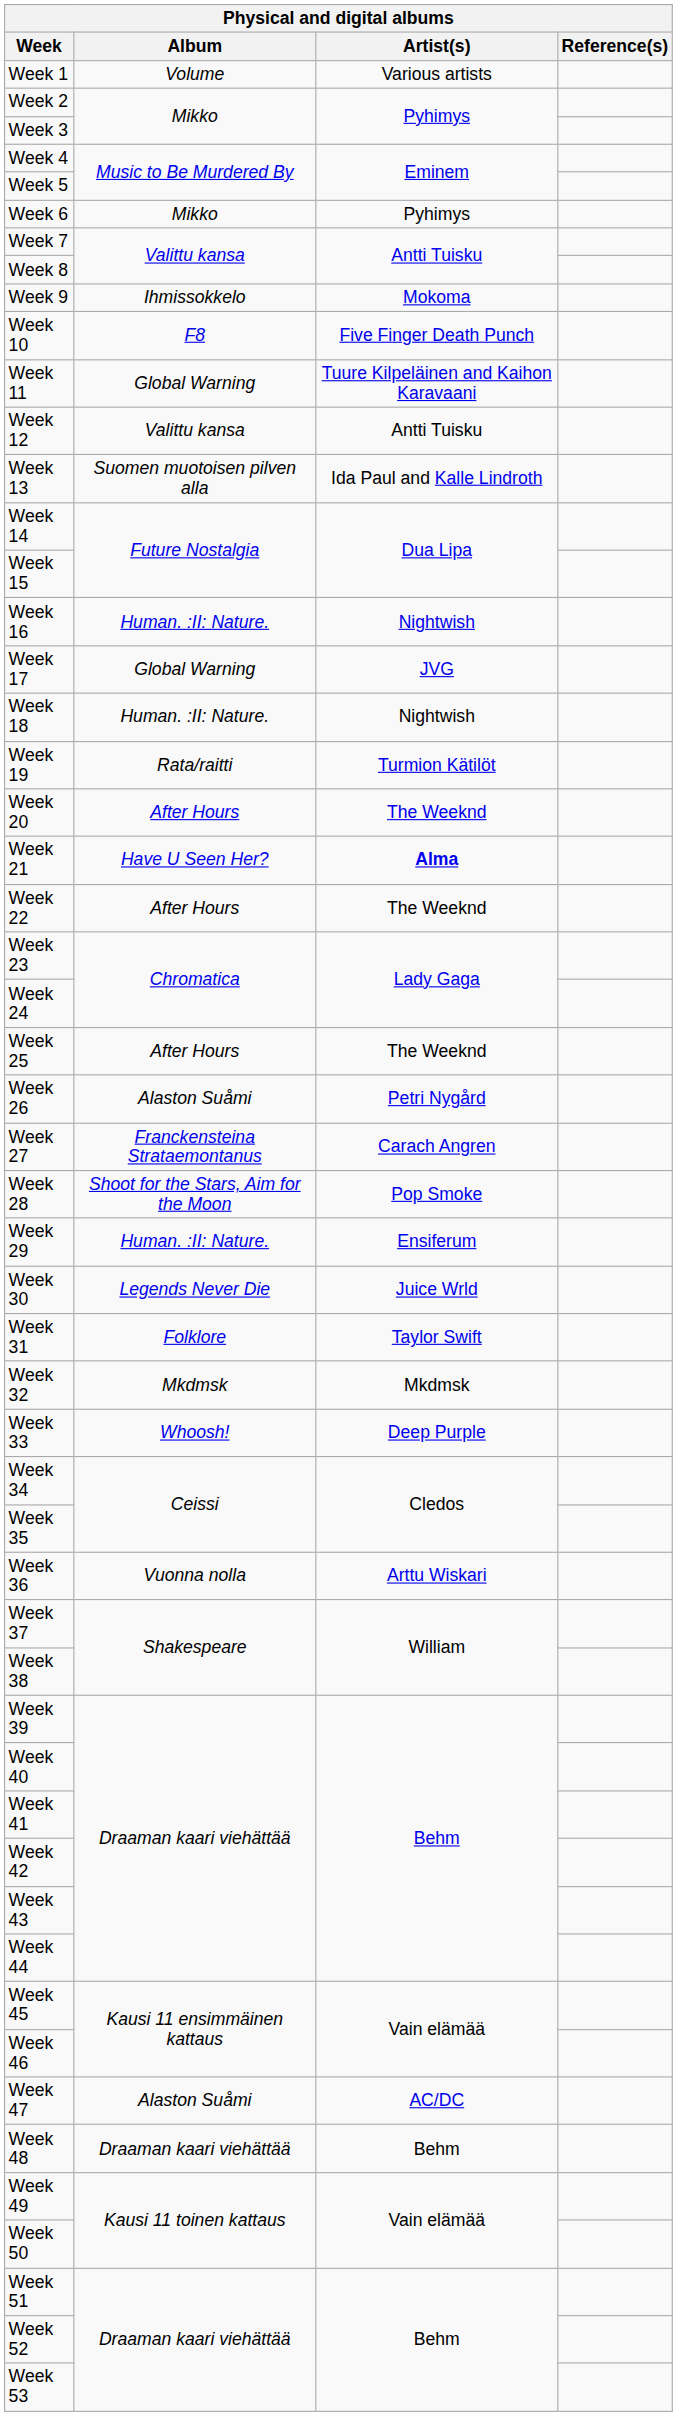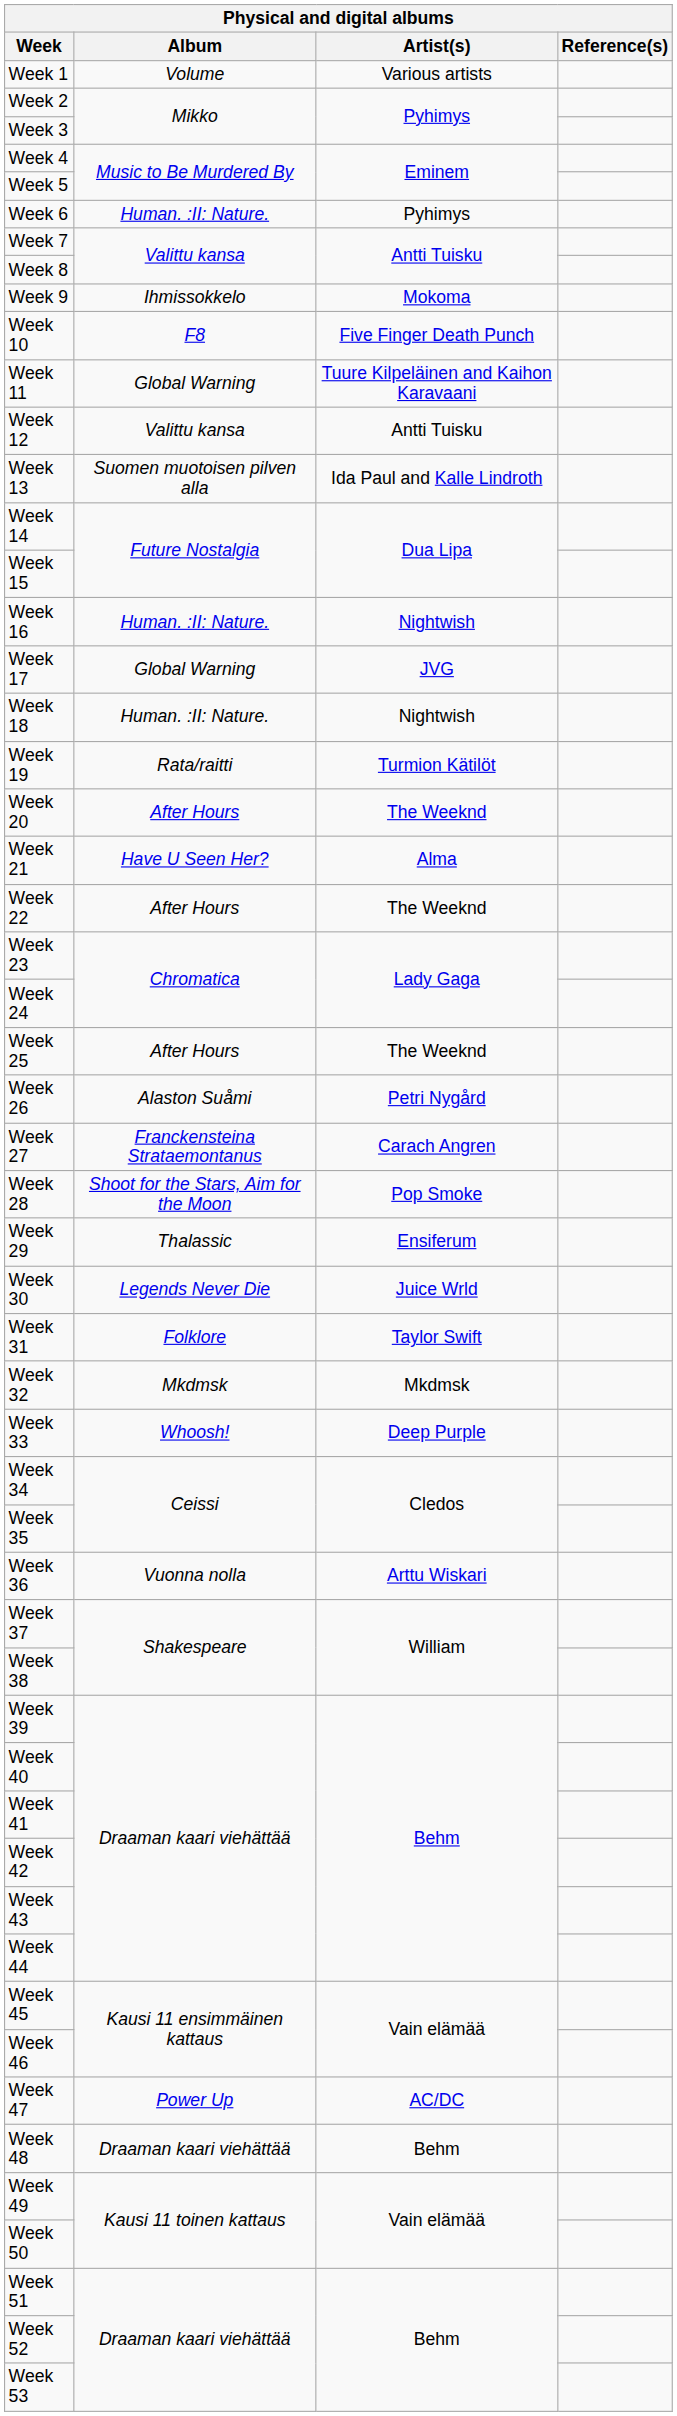(195, 213) Mikko -> (195, 213) Human. :II: Nature.
(437, 860) bold -> (437, 860) normal
(195, 1241) Human. :II: Nature. -> (195, 1241) Thalassic
(195, 2100) Alaston Suåmi -> (195, 2100) Power Up
